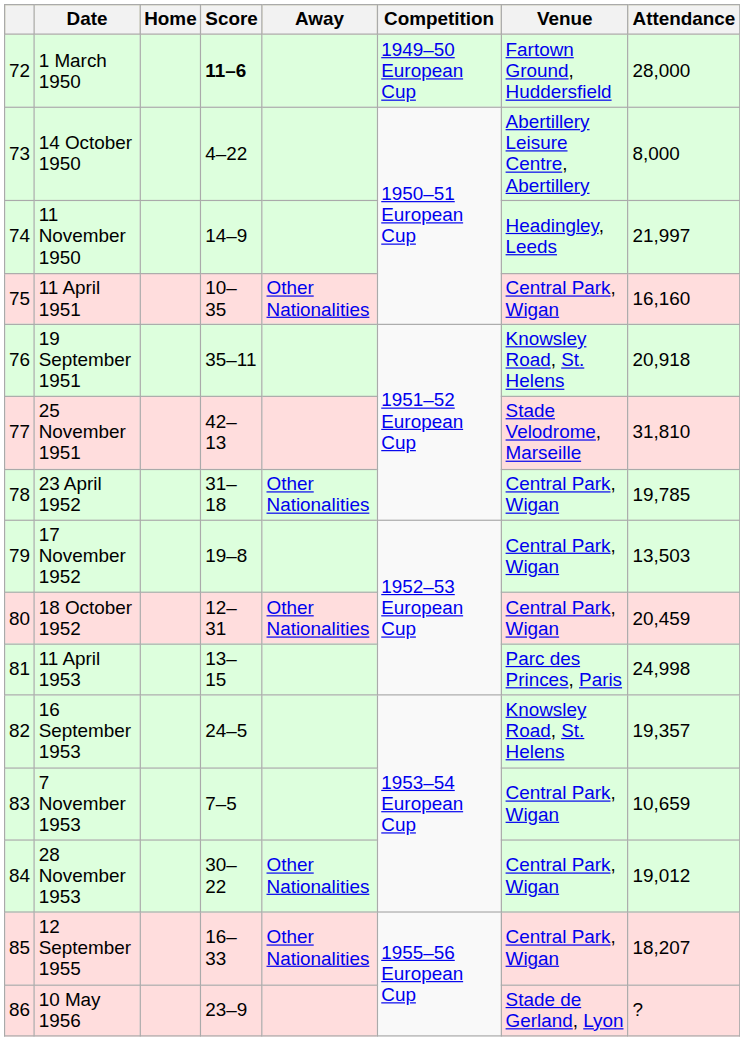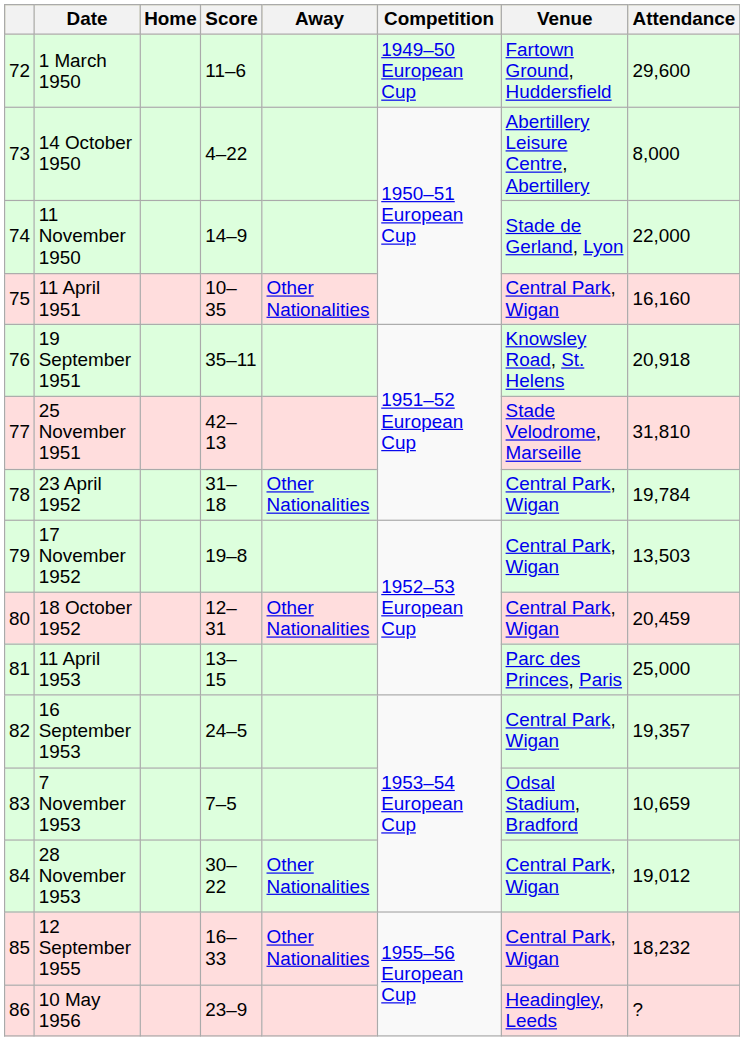(226, 70) bold -> (226, 70) normal
(661, 70) 28,000 -> (661, 70) 29,600
(555, 236) Headingley, Leeds -> (565, 236) Stade de Gerland, Lyon
(661, 236) 21,997 -> (661, 236) 22,000
(661, 494) 19,785 -> (661, 494) 19,784
(661, 669) 24,998 -> (661, 669) 25,000
(546, 731) Knowsley Road, St. Helens -> (561, 731) Central Park, Wigan
(561, 803) Central Park, Wigan -> (543, 803) Odsal Stadium, Bradford
(661, 948) 18,207 -> (661, 948) 18,232
(565, 1010) Stade de Gerland, Lyon -> (555, 1010) Headingley, Leeds
